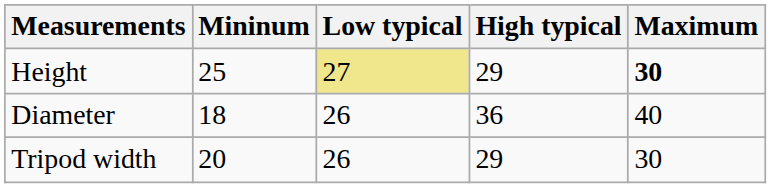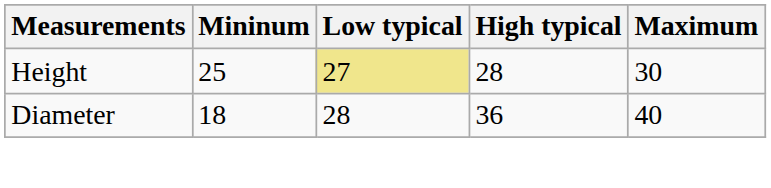(489, 70) 29 -> (489, 70) 28
(648, 70) bold -> (648, 70) normal
(336, 114) 26 -> (336, 114) 28
- row: (84, 159)
